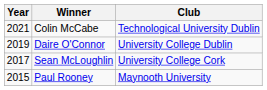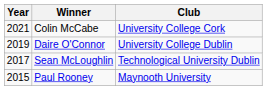(189, 28) Technological University Dublin -> (172, 28) University College Cork
(172, 61) University College Cork -> (189, 61) Technological University Dublin
